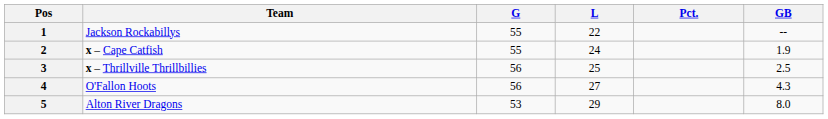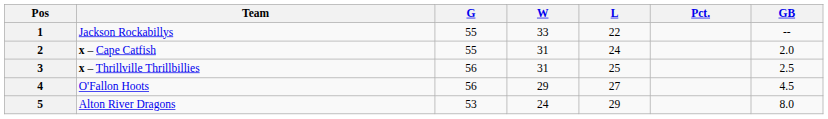+ column: (543, 13)
(783, 50) 1.9 -> (787, 50) 2.0
(783, 86) 4.3 -> (787, 86) 4.5
